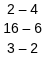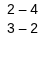- row: (23, 29)
